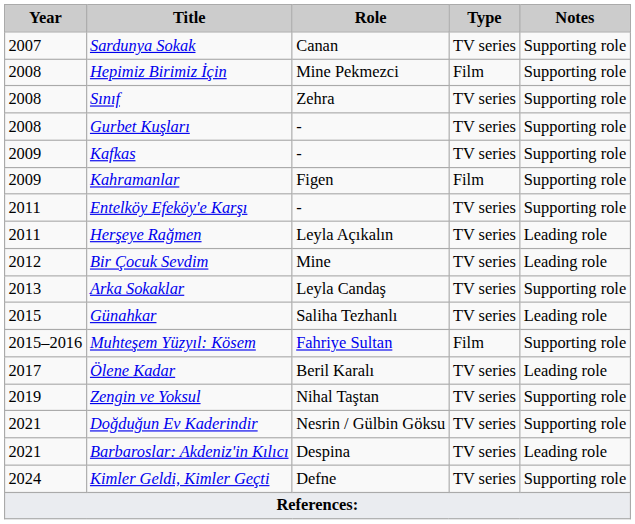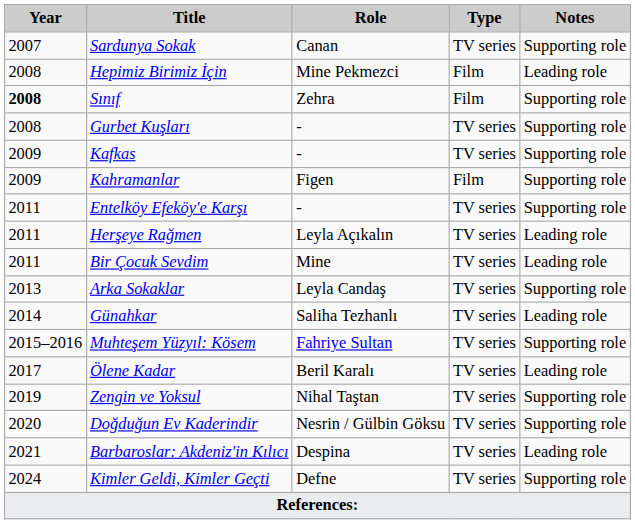(575, 72) Supporting role -> (565, 72) Leading role
(25, 99) normal -> (25, 99) bold
(484, 99) TV series -> (468, 99) Film
(25, 262) 2012 -> (25, 262) 2011
(25, 316) 2015 -> (25, 316) 2014
(468, 343) Film -> (484, 343) TV series
(25, 424) 2021 -> (25, 424) 2020
